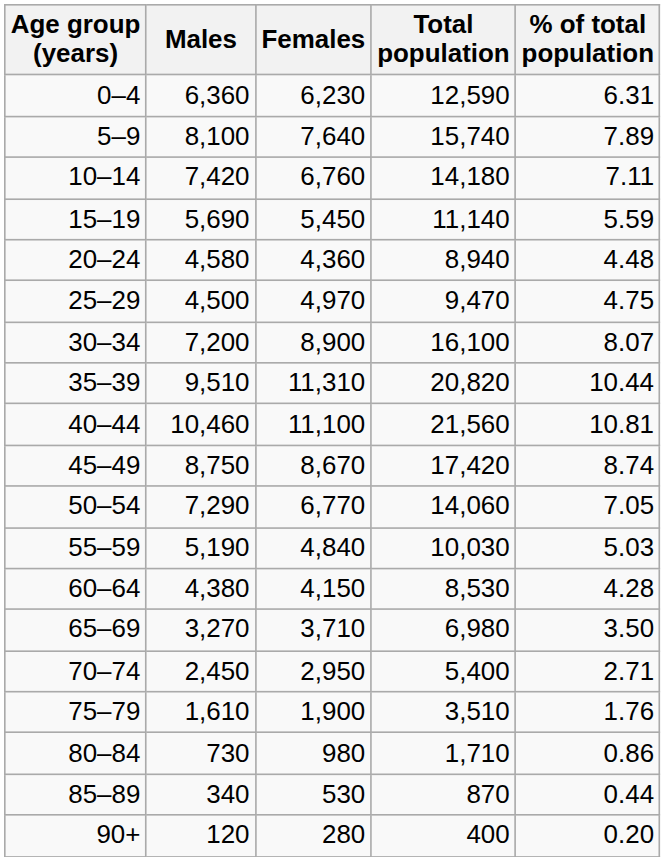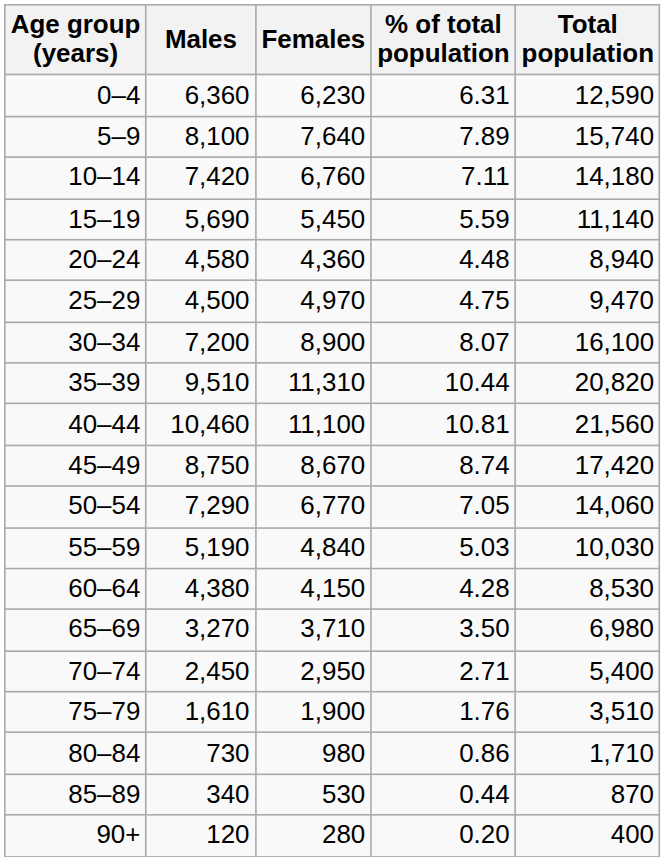columns swapped: (443, 39) <-> (588, 39)
